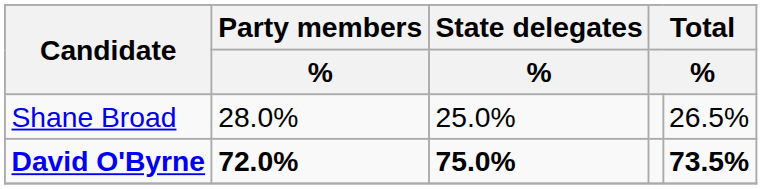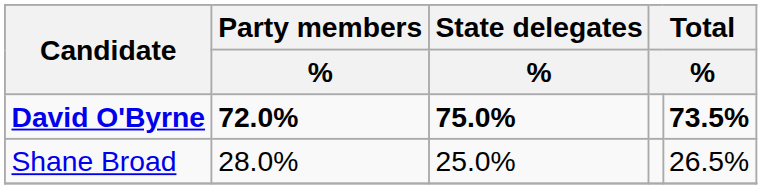rows swapped: (108, 162) <-> (94, 117)
